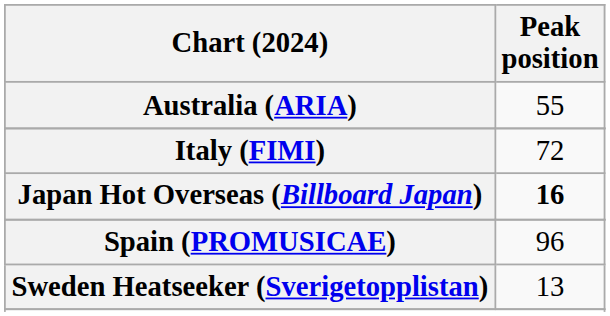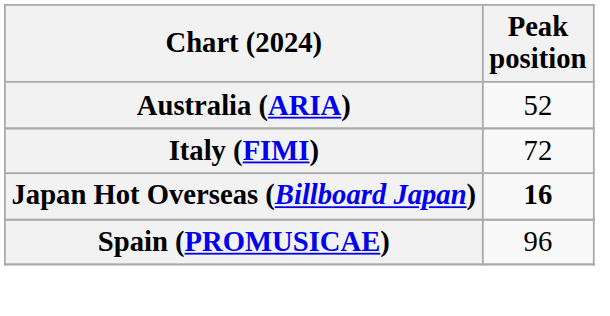(550, 104) 55 -> (538, 104) 52
- row: (250, 286)
